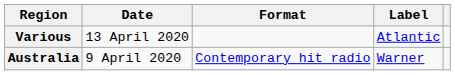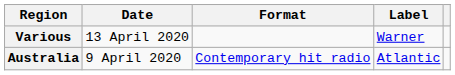(409, 37) Atlantic -> (401, 37) Warner
(401, 59) Warner -> (409, 59) Atlantic
